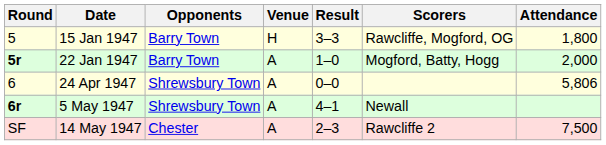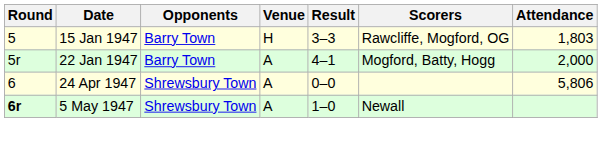(580, 38) 1,800 -> (576, 38) 1,803
(14, 60) bold -> (14, 60) normal
(327, 60) 1–0 -> (323, 60) 4–1
(327, 106) 4–1 -> (323, 106) 1–0
- row: (101, 128)
